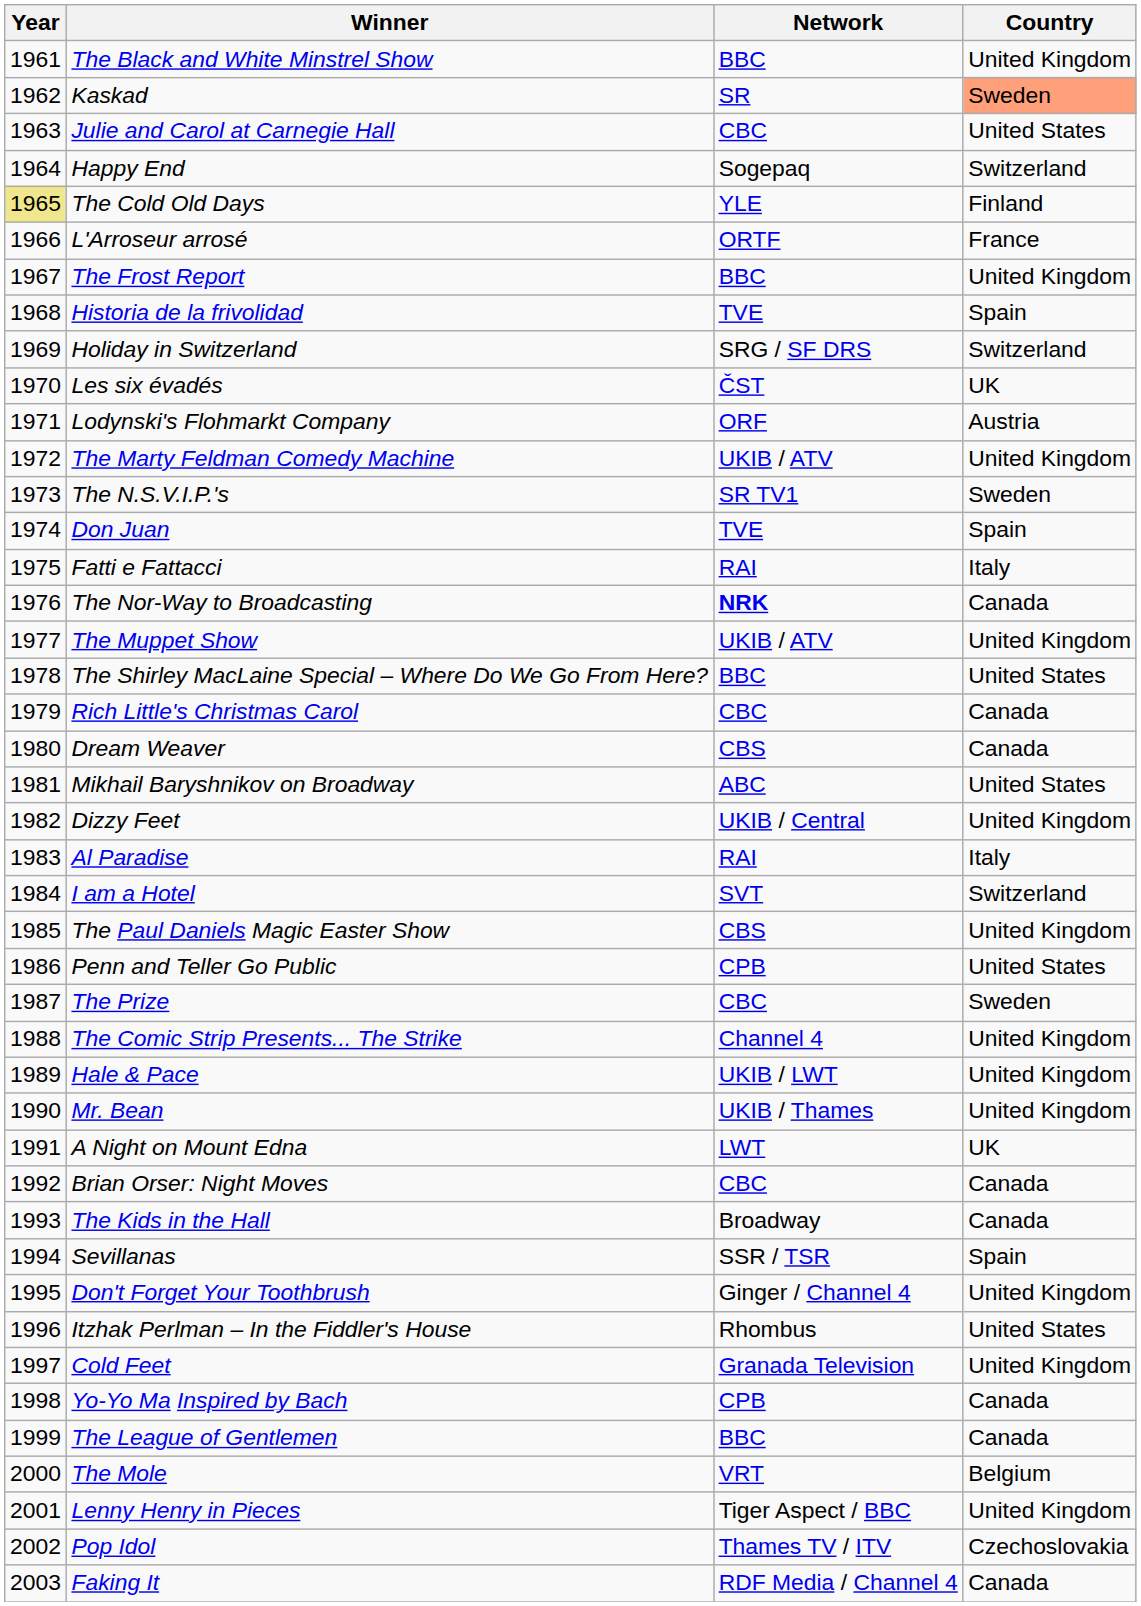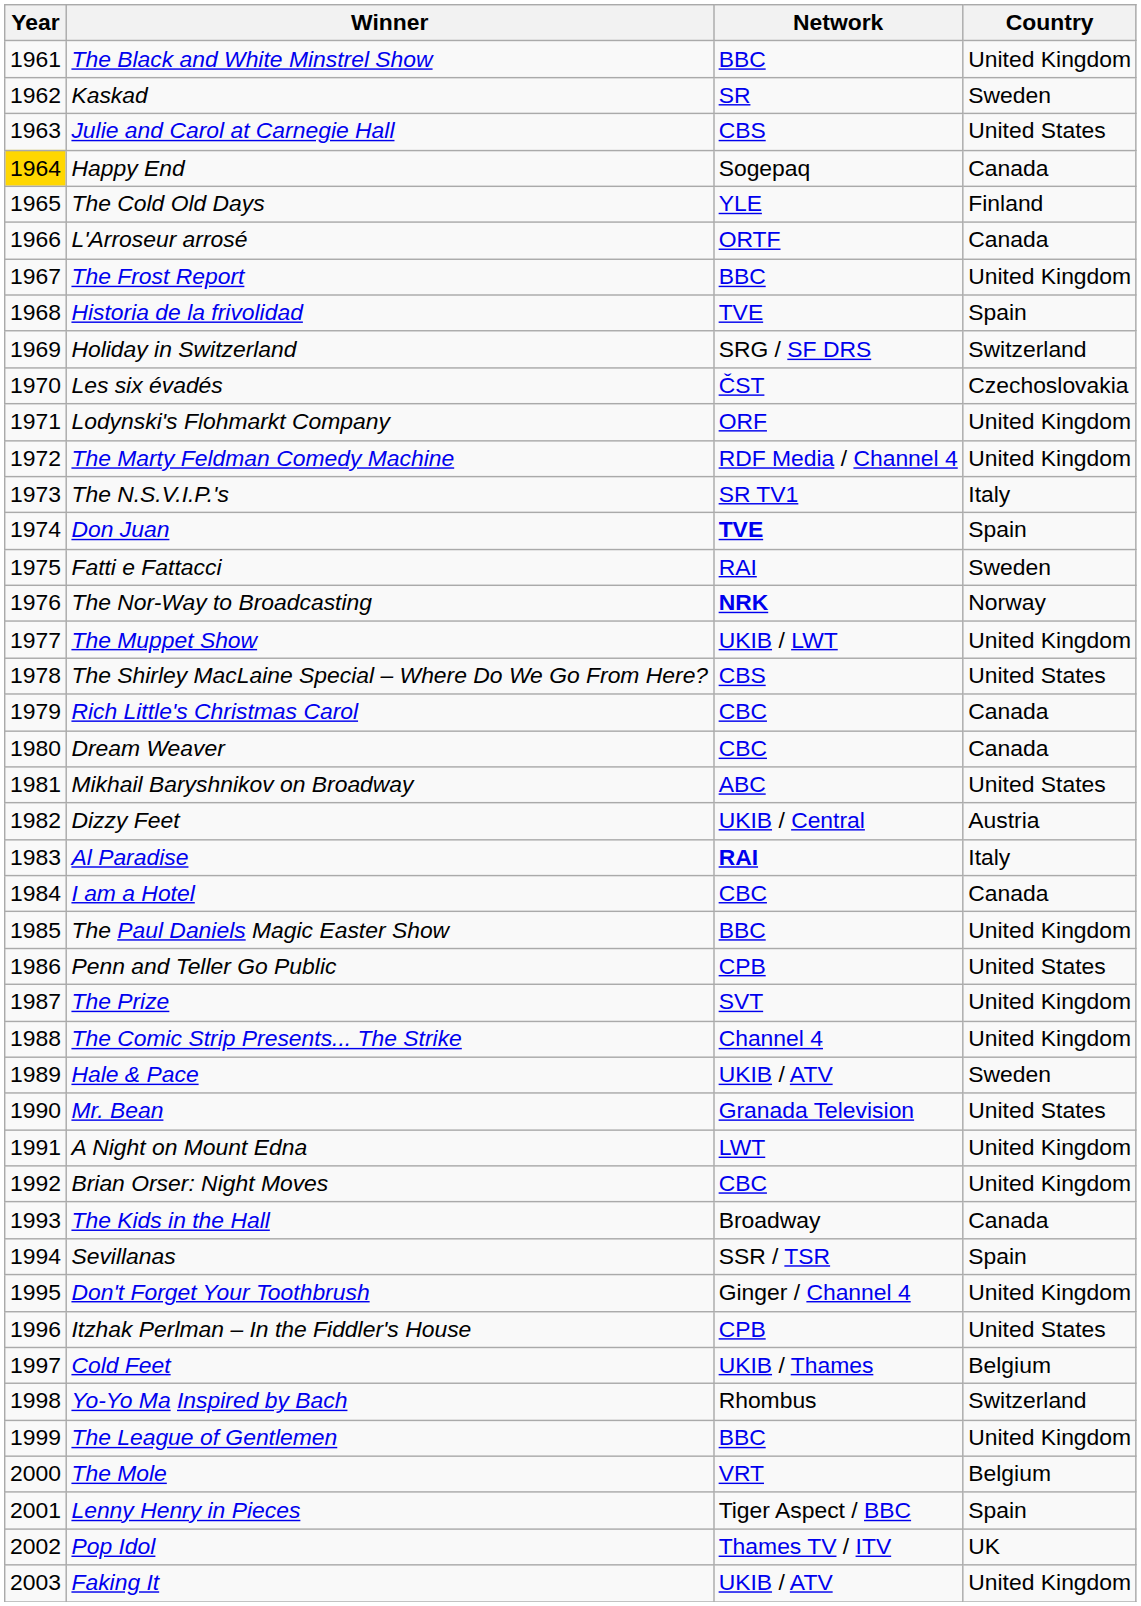(1010, 95) lightsalmon background -> (1010, 95) no background
(743, 131) CBC -> (742, 131) CBS
(35, 167) no background -> (35, 167) gold background
(1027, 167) Switzerland -> (1008, 167) Canada
(35, 204) khaki background -> (35, 204) no background
(1004, 240) France -> (1008, 240) Canada
(984, 385) UK -> (1048, 385) Czechoslovakia
(1004, 421) Austria -> (1050, 421) United Kingdom
(776, 458) UKIB / ATV -> (838, 458) RDF Media / Channel 4
(1010, 494) Sweden -> (989, 494) Italy
(741, 530) normal -> (741, 530) bold
(989, 566) Italy -> (1010, 566) Sweden
(1008, 603) Canada -> (1007, 603) Norway
(776, 639) UKIB / ATV -> (778, 639) UKIB / LWT
(742, 675) BBC -> (742, 675) CBS
(742, 748) CBS -> (743, 748) CBC
(1050, 820) United Kingdom -> (1004, 820) Austria
(738, 857) normal -> (738, 857) bold
(741, 893) SVT -> (743, 893) CBC
(1027, 893) Switzerland -> (1008, 893) Canada
(742, 929) CBS -> (742, 929) BBC
(743, 1002) CBC -> (741, 1002) SVT
(1010, 1002) Sweden -> (1050, 1002) United Kingdom
(778, 1074) UKIB / LWT -> (776, 1074) UKIB / ATV
(1050, 1074) United Kingdom -> (1010, 1074) Sweden
(796, 1111) UKIB / Thames -> (816, 1111) Granada Television
(1050, 1111) United Kingdom -> (1037, 1111) United States
(984, 1147) UK -> (1050, 1147) United Kingdom
(1008, 1183) Canada -> (1050, 1183) United Kingdom
(768, 1328) Rhombus -> (742, 1328) CPB
(816, 1365) Granada Television -> (796, 1365) UKIB / Thames
(1050, 1365) United Kingdom -> (1010, 1365) Belgium
(742, 1401) CPB -> (768, 1401) Rhombus
(1008, 1401) Canada -> (1027, 1401) Switzerland
(1008, 1437) Canada -> (1050, 1437) United Kingdom
(1050, 1510) United Kingdom -> (998, 1510) Spain
(1048, 1546) Czechoslovakia -> (984, 1546) UK
(838, 1582) RDF Media / Channel 4 -> (776, 1582) UKIB / ATV
(1008, 1582) Canada -> (1050, 1582) United Kingdom
